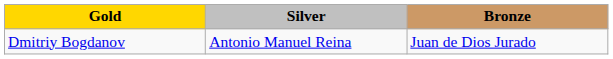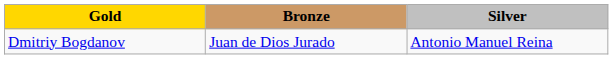columns swapped: (306, 16) <-> (507, 16)
